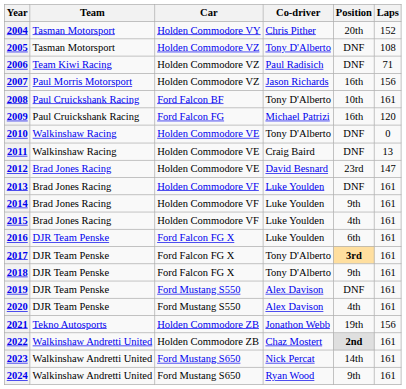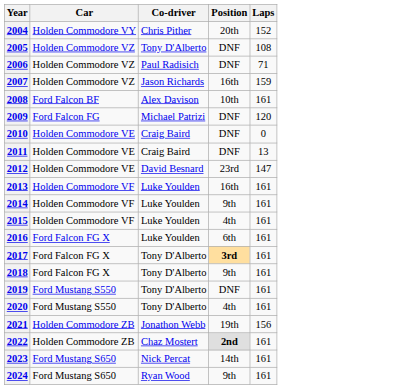- column: (92, 13)
(388, 82) 156 -> (263, 82) 159
(298, 99) Tony D'Alberto -> (170, 99) Alex Davison
(354, 117) 16th -> (229, 117) DNF
(298, 134) Tony D'Alberto -> (166, 134) Craig Baird
(354, 186) DNF -> (229, 186) 16th
(294, 290) Alex Davison -> (174, 290) Tony D'Alberto
(294, 307) Alex Davison -> (174, 307) Tony D'Alberto
